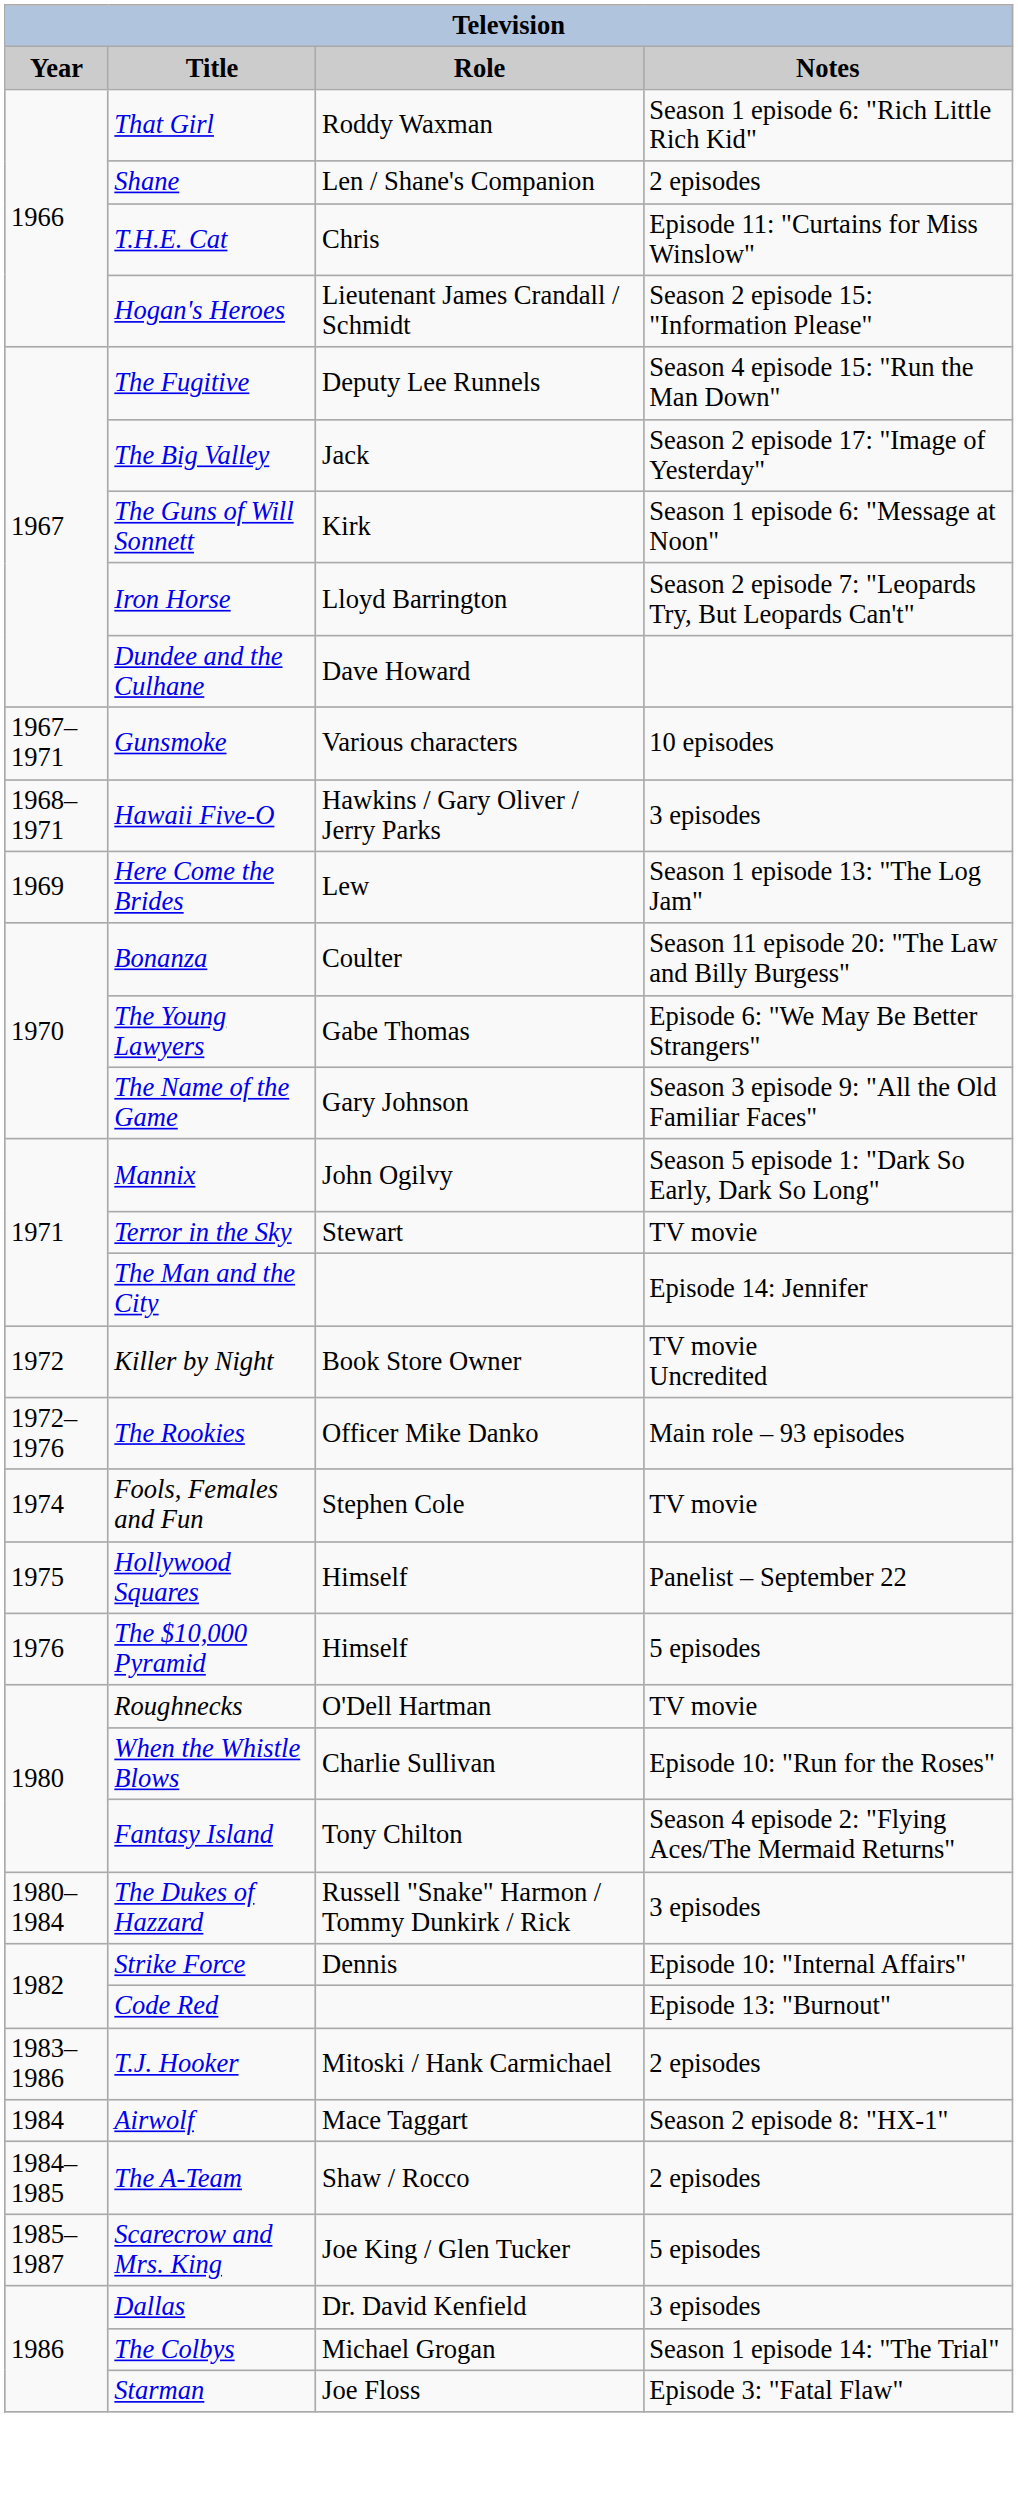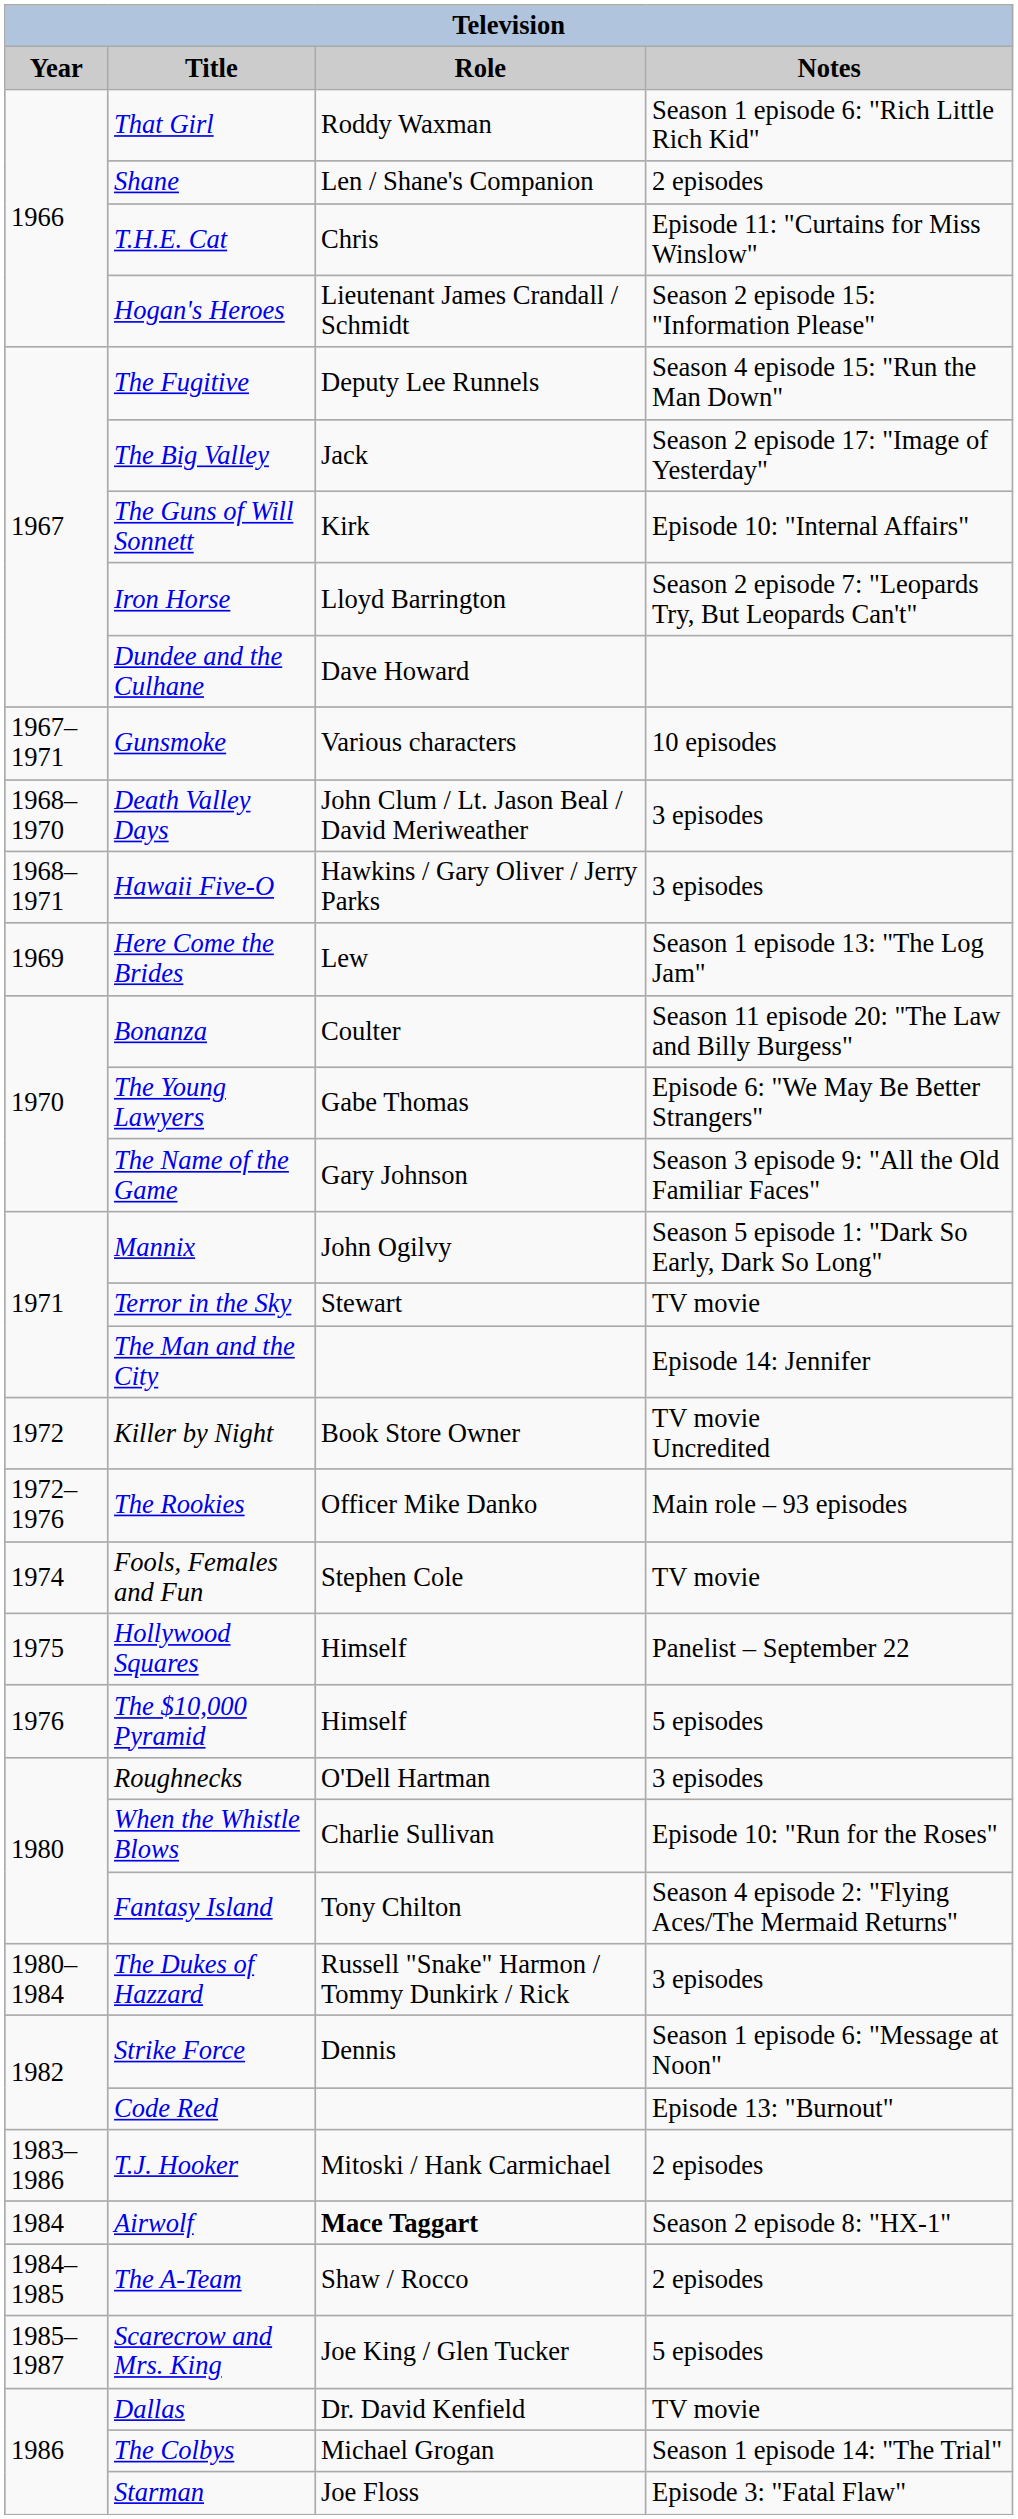(822, 526) Season 1 episode 6: "Message at Noon" -> (811, 526) Episode 10: "Internal Affairs"
+ row: (182, 814)
(703, 1706) TV movie -> (708, 1778) 3 episodes
(808, 1964) Episode 10: "Internal Affairs" -> (825, 2051) Season 1 episode 6: "Message at Noon"
(395, 2120) normal -> (400, 2222) bold
(705, 2306) 3 episodes -> (706, 2408) TV movie
